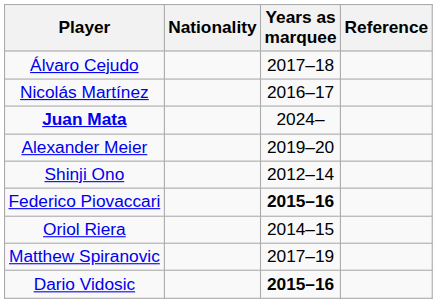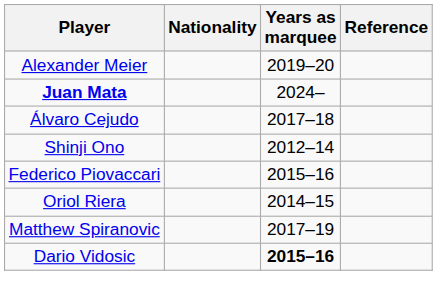rows swapped: (84, 65) <-> (84, 147)
- row: (84, 92)
(301, 202) bold -> (301, 174) normal
